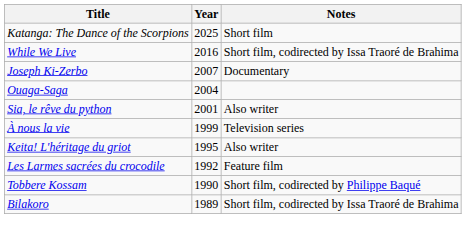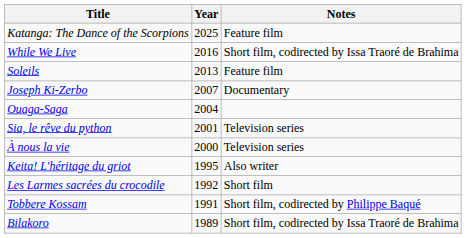(248, 33) Short film -> (253, 33) Feature film
+ row: (23, 71)
(251, 109) Also writer -> (264, 128) Television series
(206, 128) 1999 -> (206, 147) 2000
(253, 166) Feature film -> (248, 185) Short film
(206, 185) 1990 -> (206, 204) 1991
